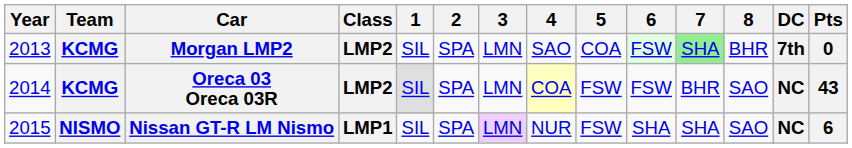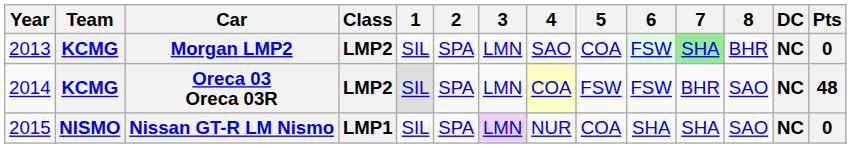(791, 48) 7th -> (790, 48) NC
(828, 88) 43 -> (827, 88) 48
(601, 128) FSW -> (601, 128) COA
(828, 128) 6 -> (827, 128) 0
